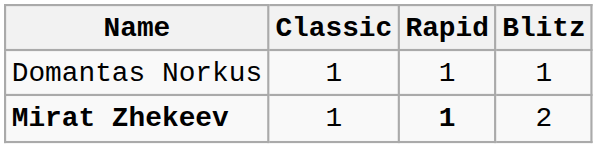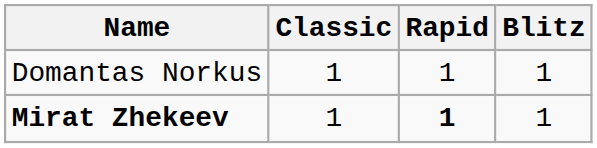(544, 118) 2 -> (544, 118) 1
